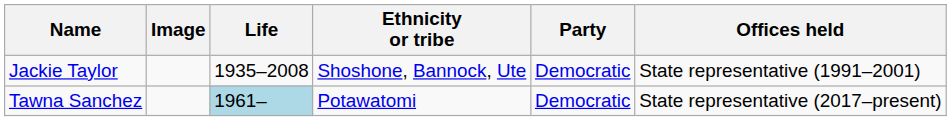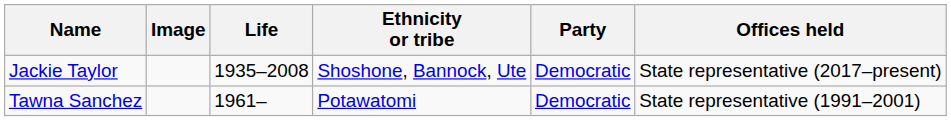(780, 70) State representative (1991–2001) -> (790, 70) State representative (2017–present)
(240, 100) lightblue background -> (240, 100) no background
(790, 100) State representative (2017–present) -> (780, 100) State representative (1991–2001)
